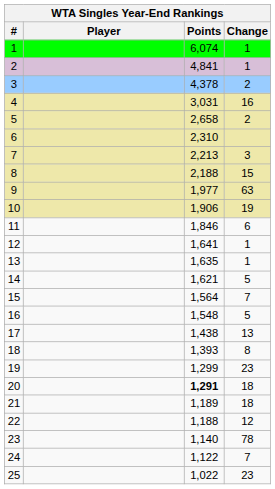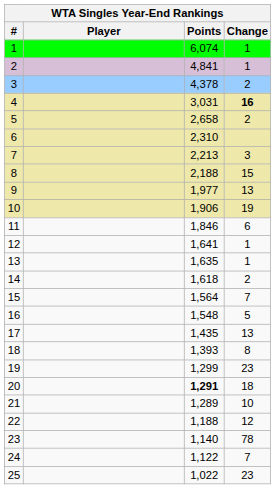(247, 102) normal -> (247, 102) bold
(247, 191) 63 -> (247, 191) 13
(204, 279) 1,621 -> (204, 279) 1,618
(247, 279) 5 -> (247, 279) 2
(204, 333) 1,438 -> (204, 333) 1,435
(204, 404) 1,189 -> (204, 404) 1,289
(247, 404) 18 -> (247, 404) 10
